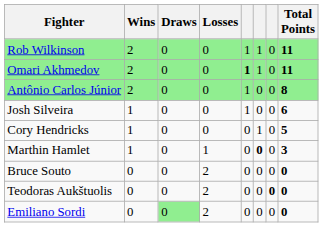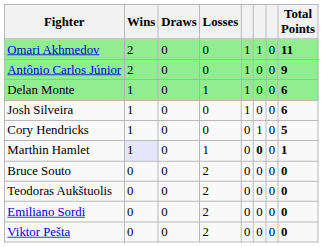- row: (46, 49)
(247, 69) bold -> (247, 49) normal
(284, 89) 8 -> (284, 69) 9
+ row: (41, 89)
(130, 150) no background -> (130, 150) lavender background
(284, 150) 3 -> (284, 150) 1
(272, 191) bold -> (272, 191) normal
(164, 211) lightgreen background -> (164, 211) no background
+ row: (39, 232)
